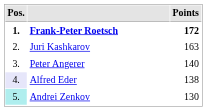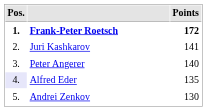(192, 47) 163 -> (192, 47) 141
(192, 80) 138 -> (192, 80) 135
(16, 96) paleturquoise background -> (16, 96) no background
